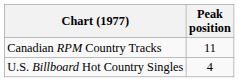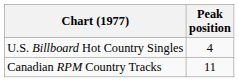rows swapped: (95, 67) <-> (84, 47)
